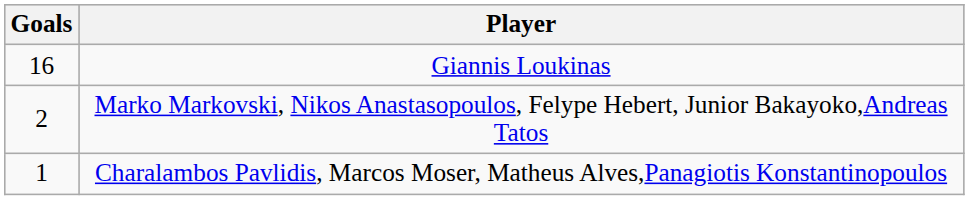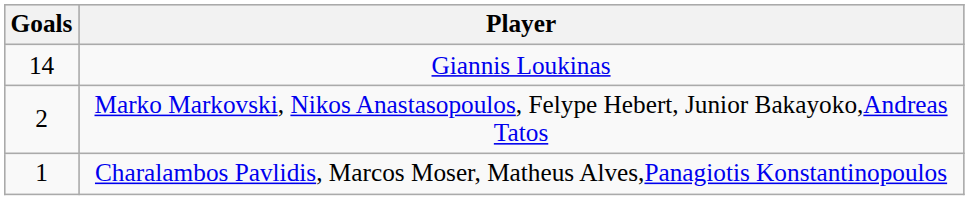(42, 64) 16 -> (42, 64) 14
